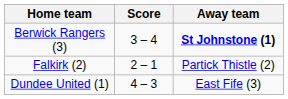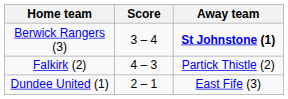(144, 65) 2 – 1 -> (144, 65) 4 – 3
(144, 84) 4 – 3 -> (144, 84) 2 – 1
